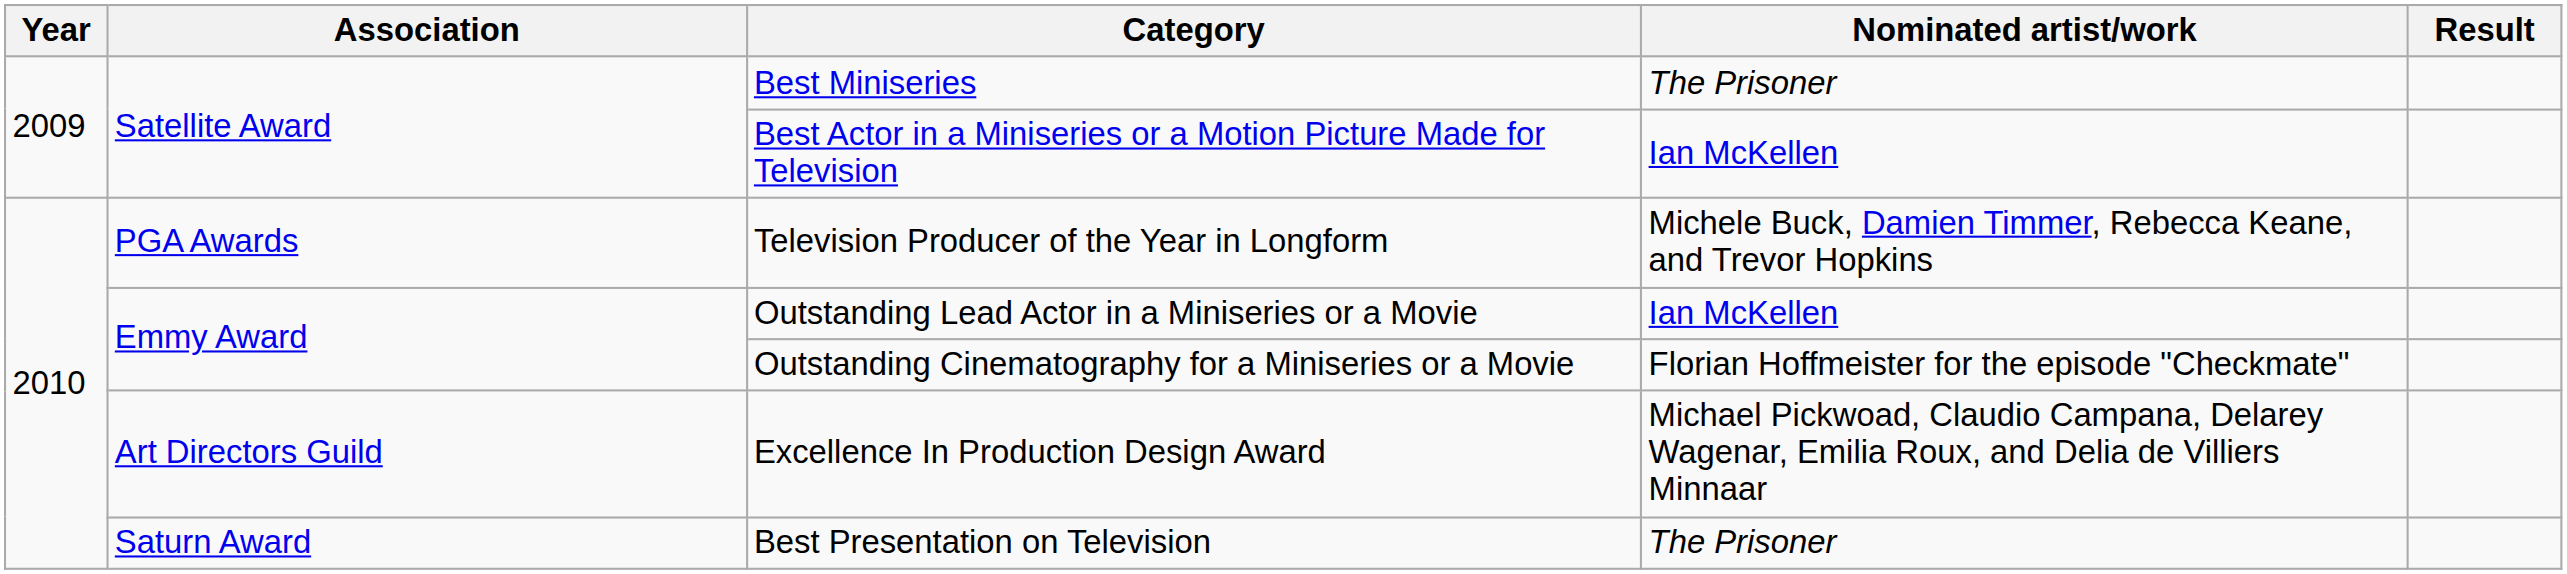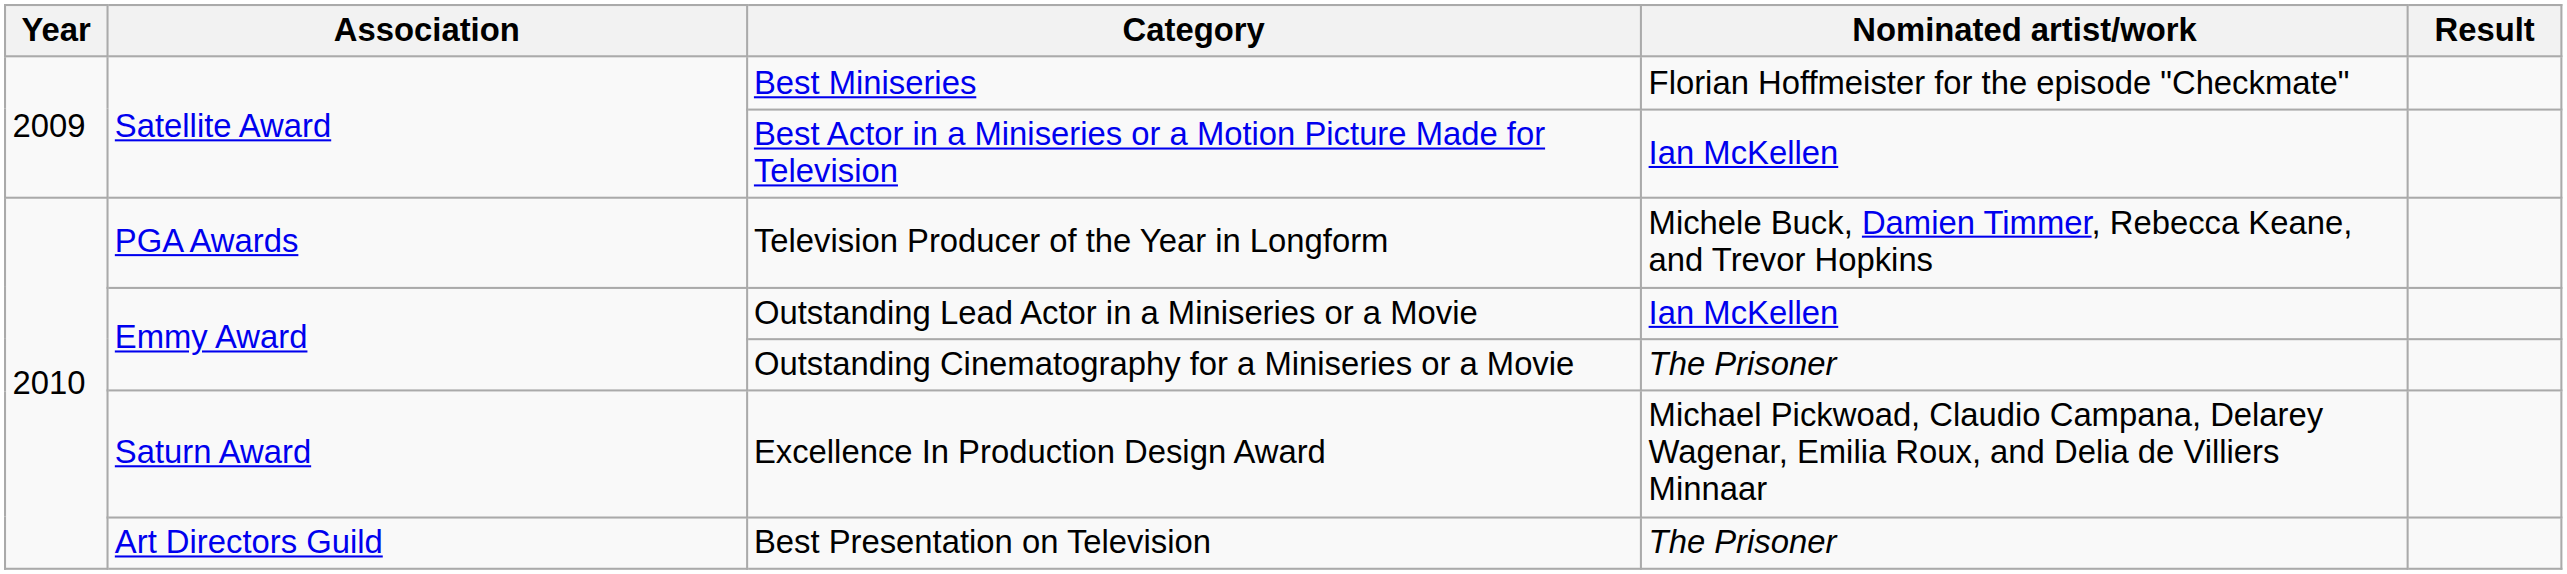(1742, 82) The Prisoner -> (1999, 82) Florian Hoffmeister for the episode "Checkmate"
(1999, 364) Florian Hoffmeister for the episode "Checkmate" -> (1742, 364) The Prisoner
(249, 453) Art Directors Guild -> (213, 453) Saturn Award
(213, 542) Saturn Award -> (249, 542) Art Directors Guild
